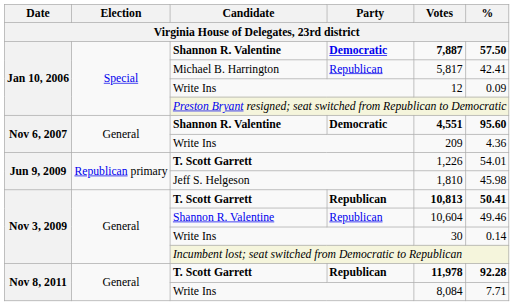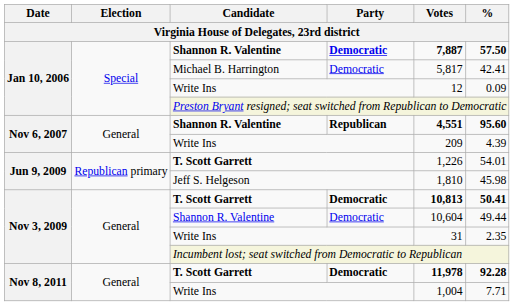(356, 69) Republican -> (357, 69) Democratic
(358, 124) Democratic -> (358, 124) Republican
(496, 143) 4.36 -> (496, 143) 4.39
(358, 198) Republican -> (358, 198) Democratic
(356, 217) Republican -> (357, 217) Democratic
(493, 217) 49.46 -> (493, 217) 49.44
(457, 236) 30 -> (457, 236) 31
(496, 236) 0.14 -> (496, 236) 2.35
(358, 273) Republican -> (358, 273) Democratic
(450, 291) 8,084 -> (450, 291) 1,004
